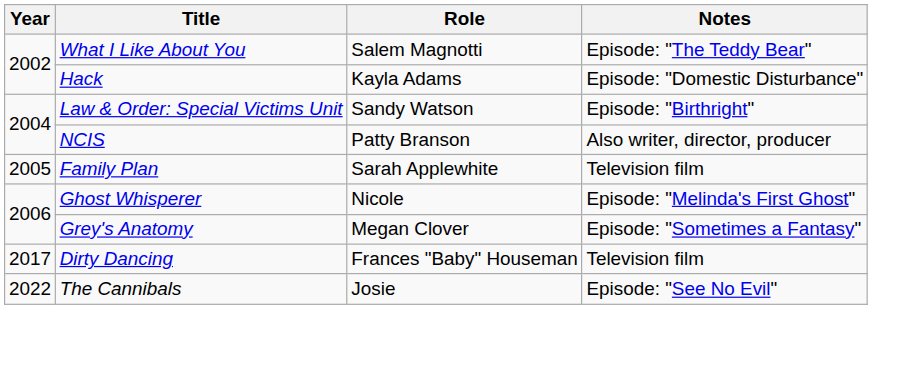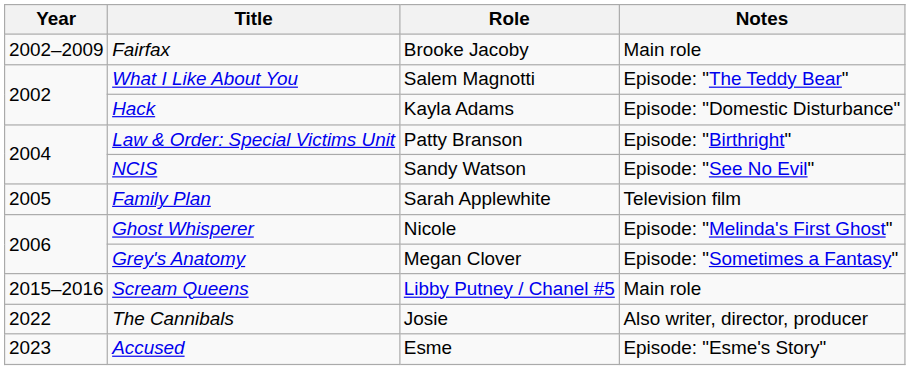+ row: (141, 49)
(412, 109) Sandy Watson -> (463, 139) Patty Branson
(411, 139) Patty Branson -> (465, 169) Sandy Watson
(709, 139) Also writer, director, producer -> (719, 169) Episode: "See No Evil"
+ row: (180, 288)
- row: (116, 259)
(682, 288) Episode: "See No Evil" -> (746, 318) Also writer, director, producer
+ row: (148, 348)
